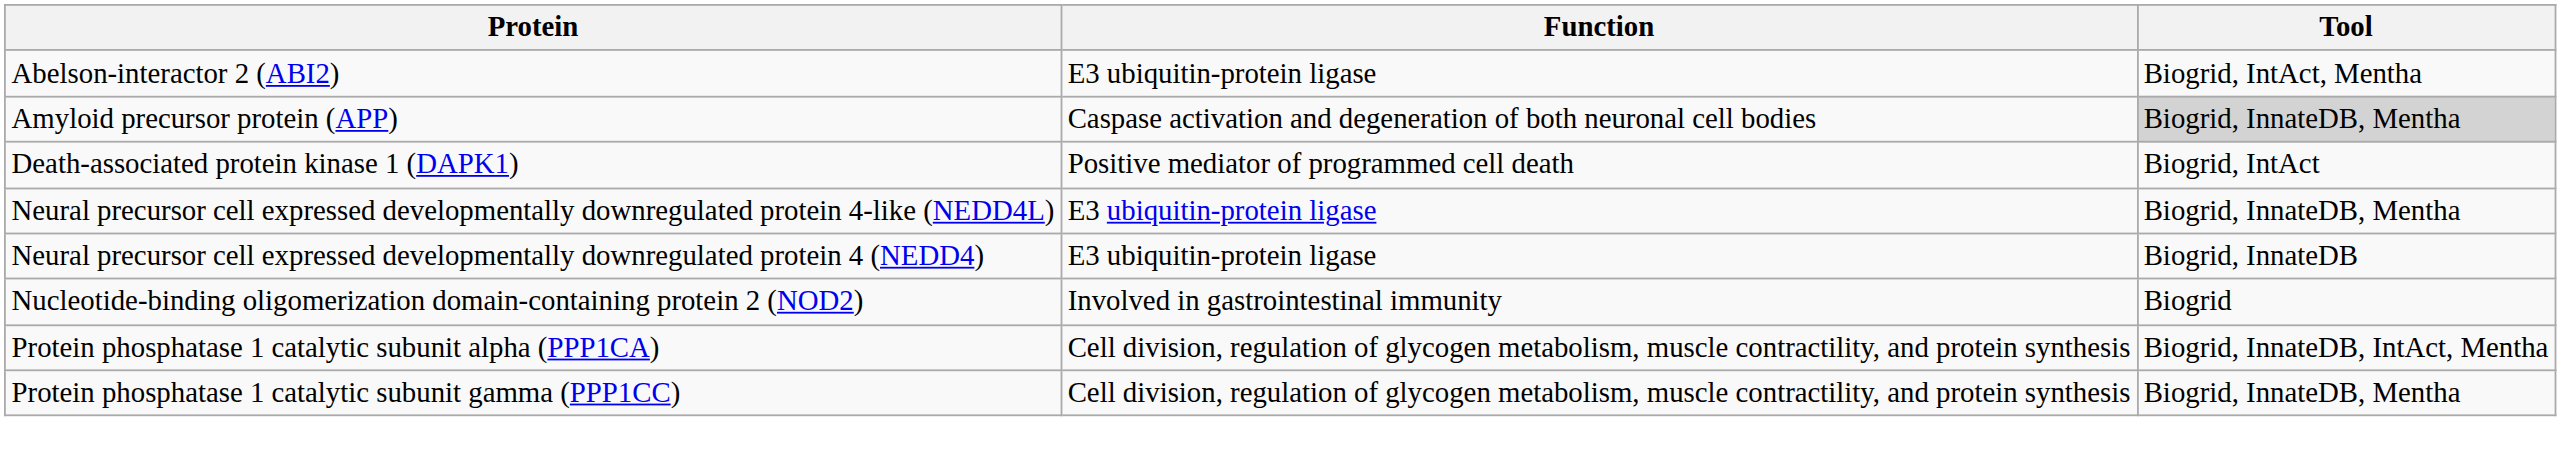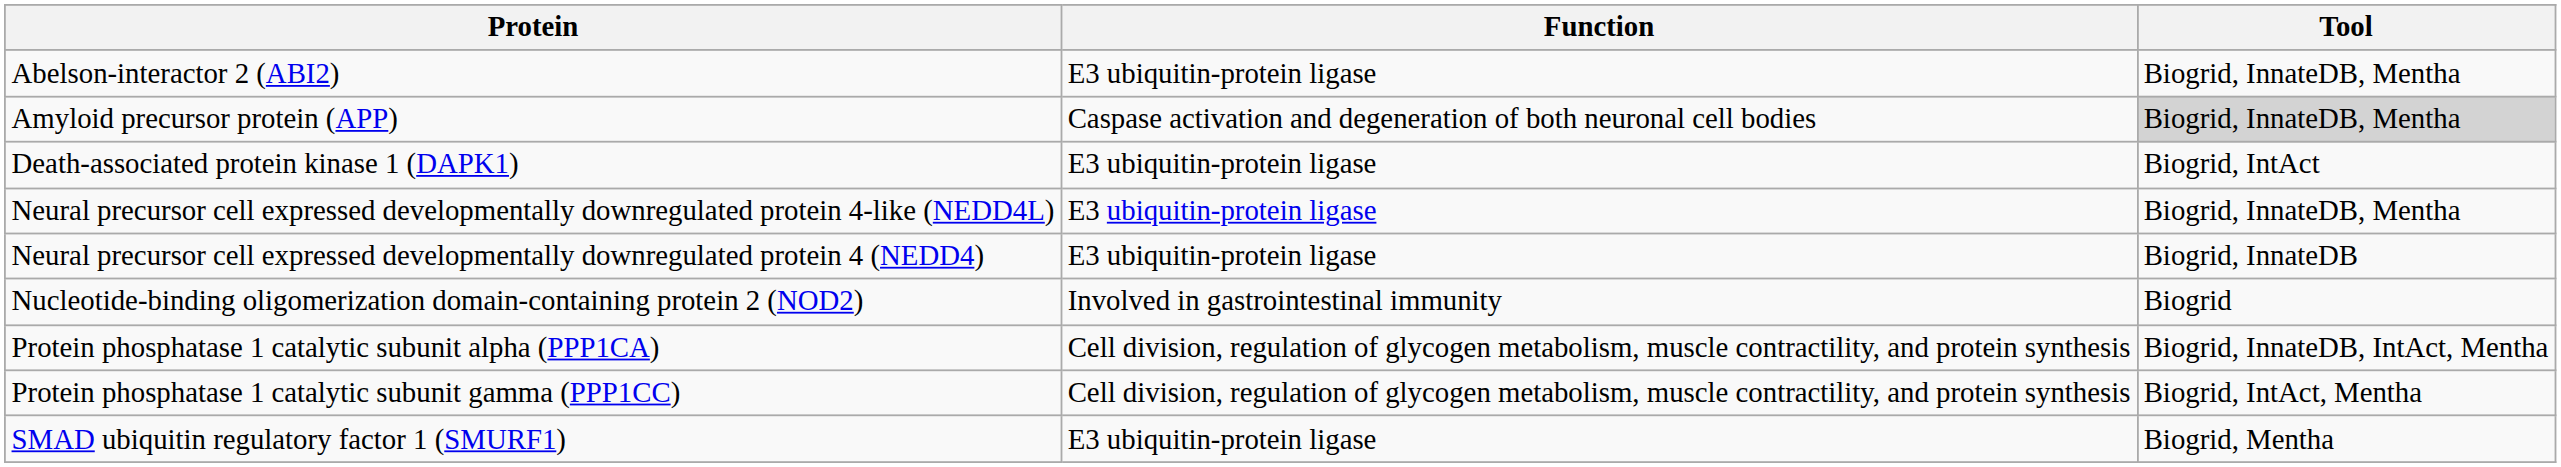(2283, 73) Biogrid, IntAct, Mentha -> (2302, 73) Biogrid, InnateDB, Mentha
(1321, 164) Positive mediator of programmed cell death -> (1222, 164) E3 ubiquitin-protein ligase
(2302, 392) Biogrid, InnateDB, Mentha -> (2283, 392) Biogrid, IntAct, Mentha
+ row: (289, 438)
